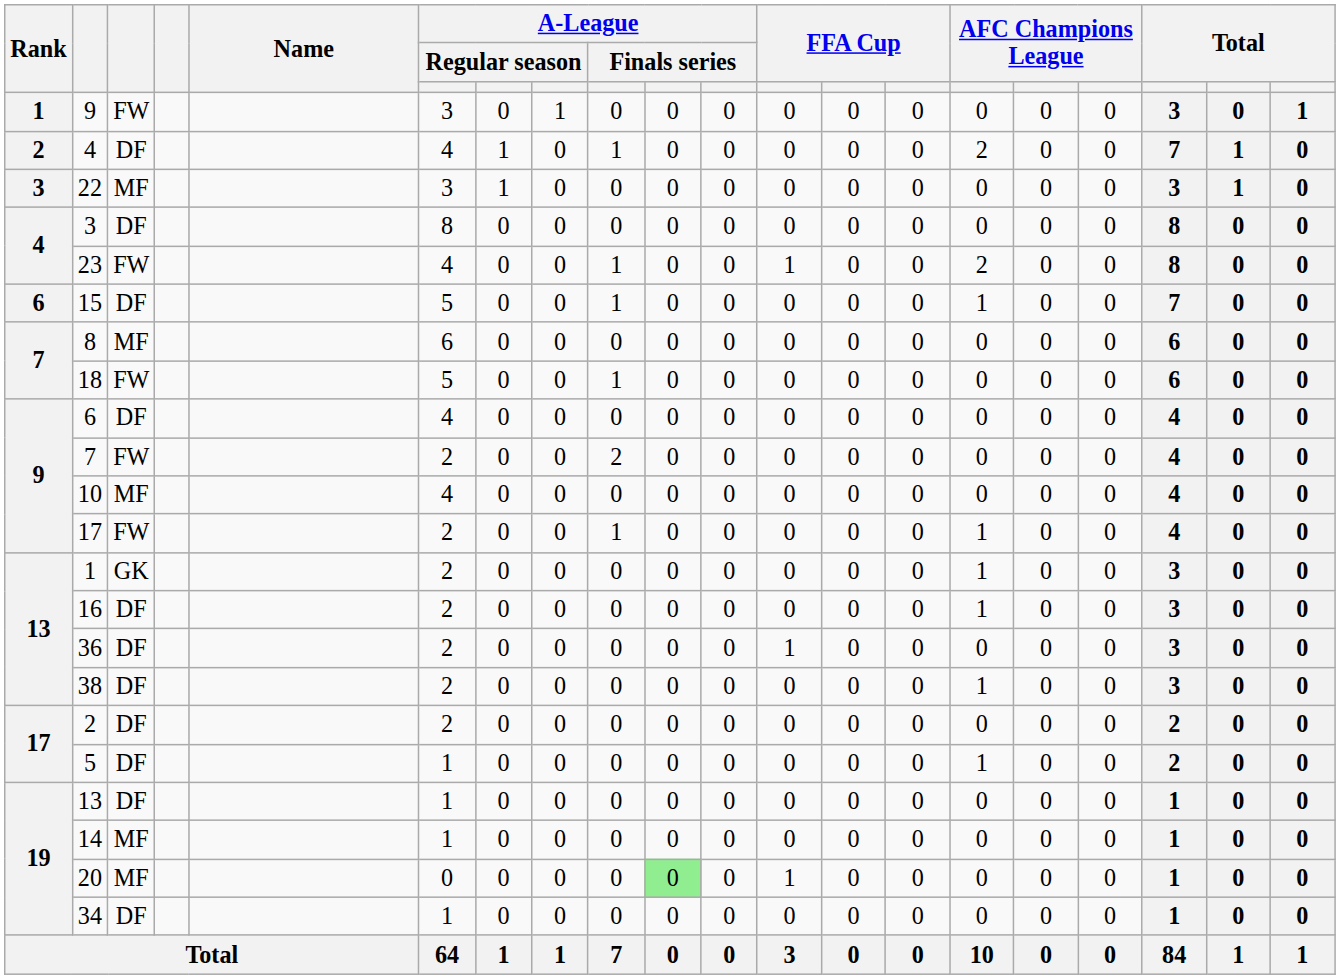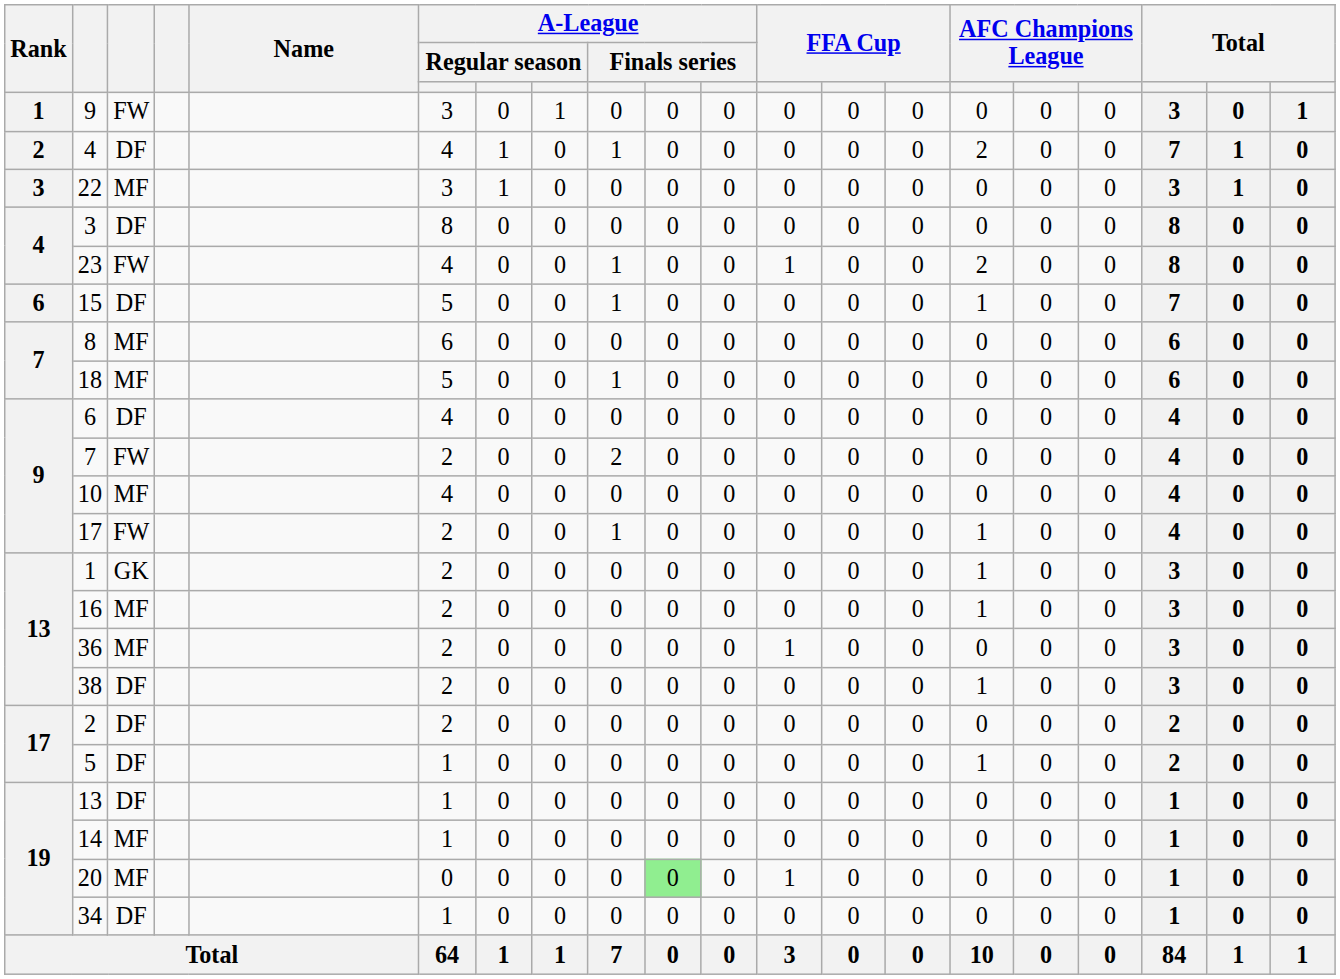(131, 379) FW -> (131, 379) MF
(131, 609) DF -> (131, 609) MF
(131, 647) DF -> (131, 647) MF
